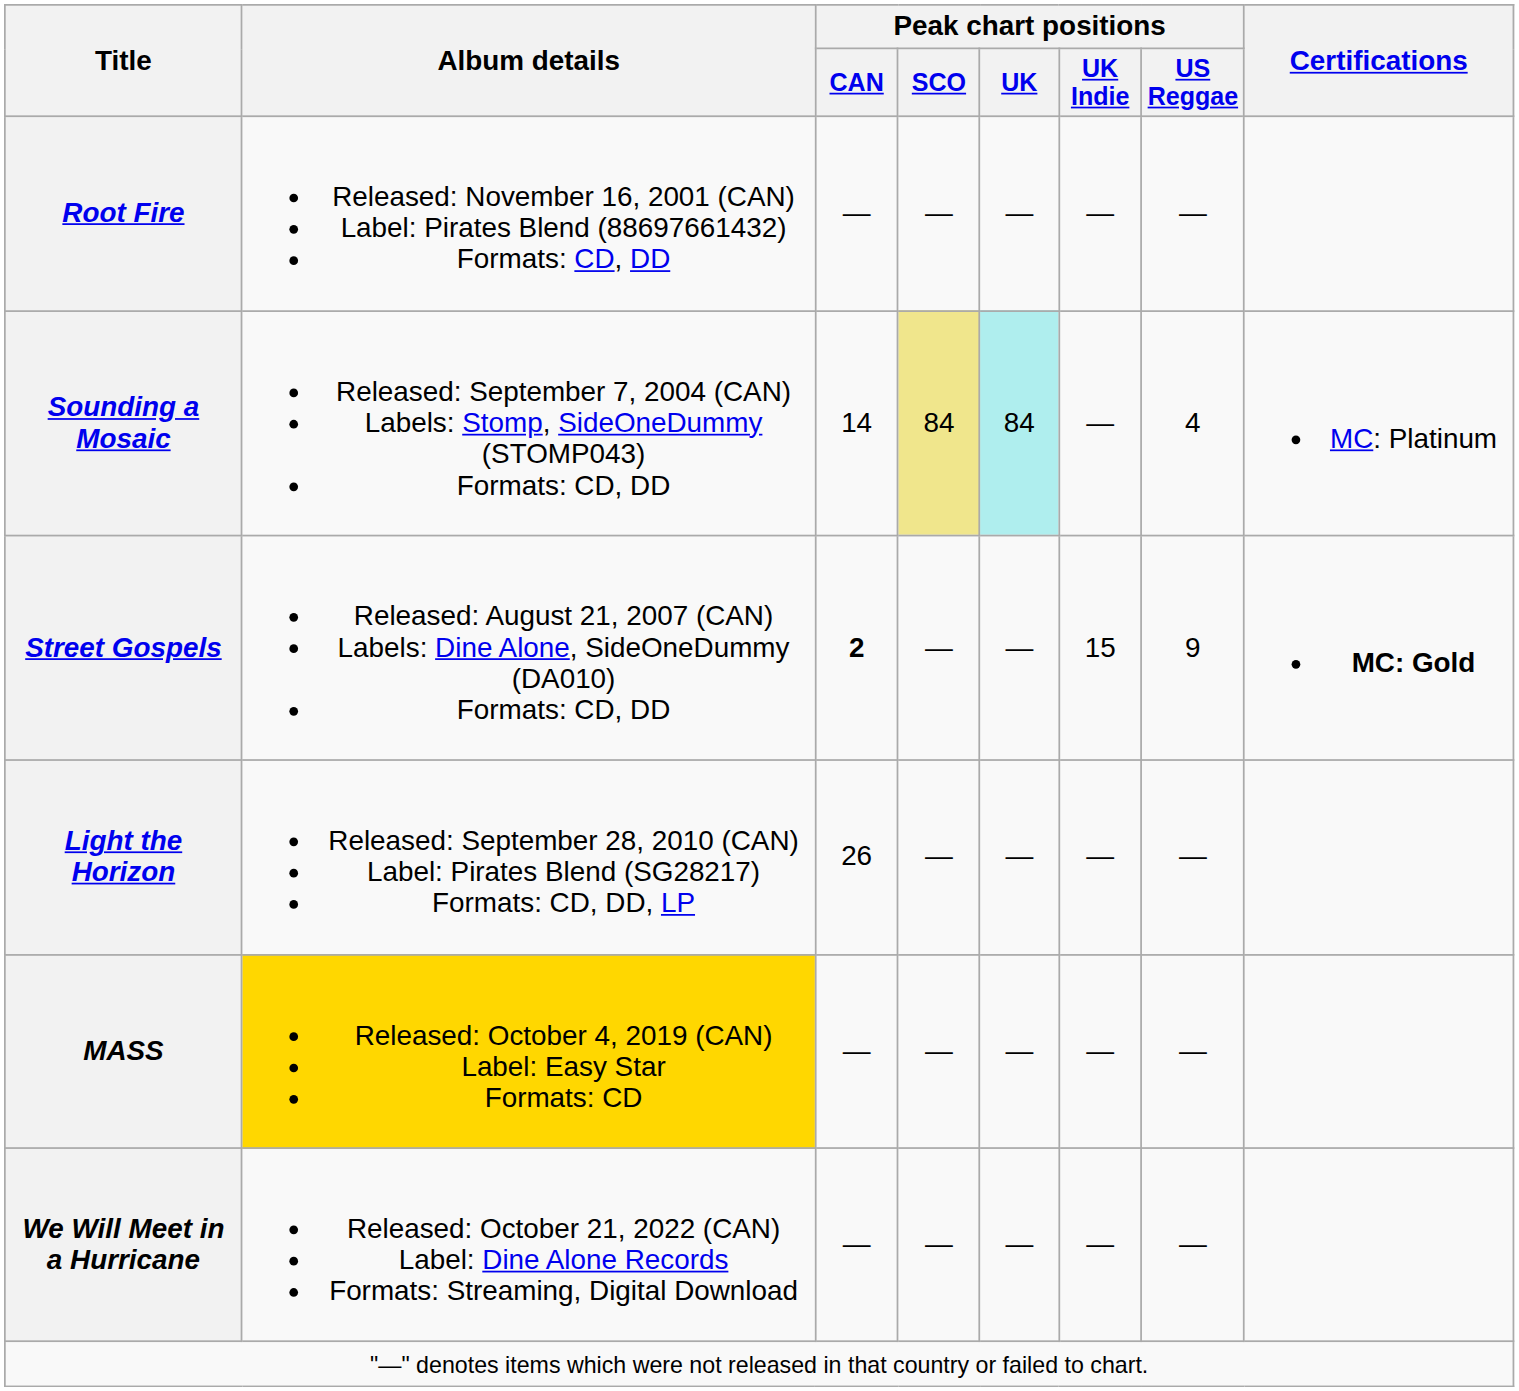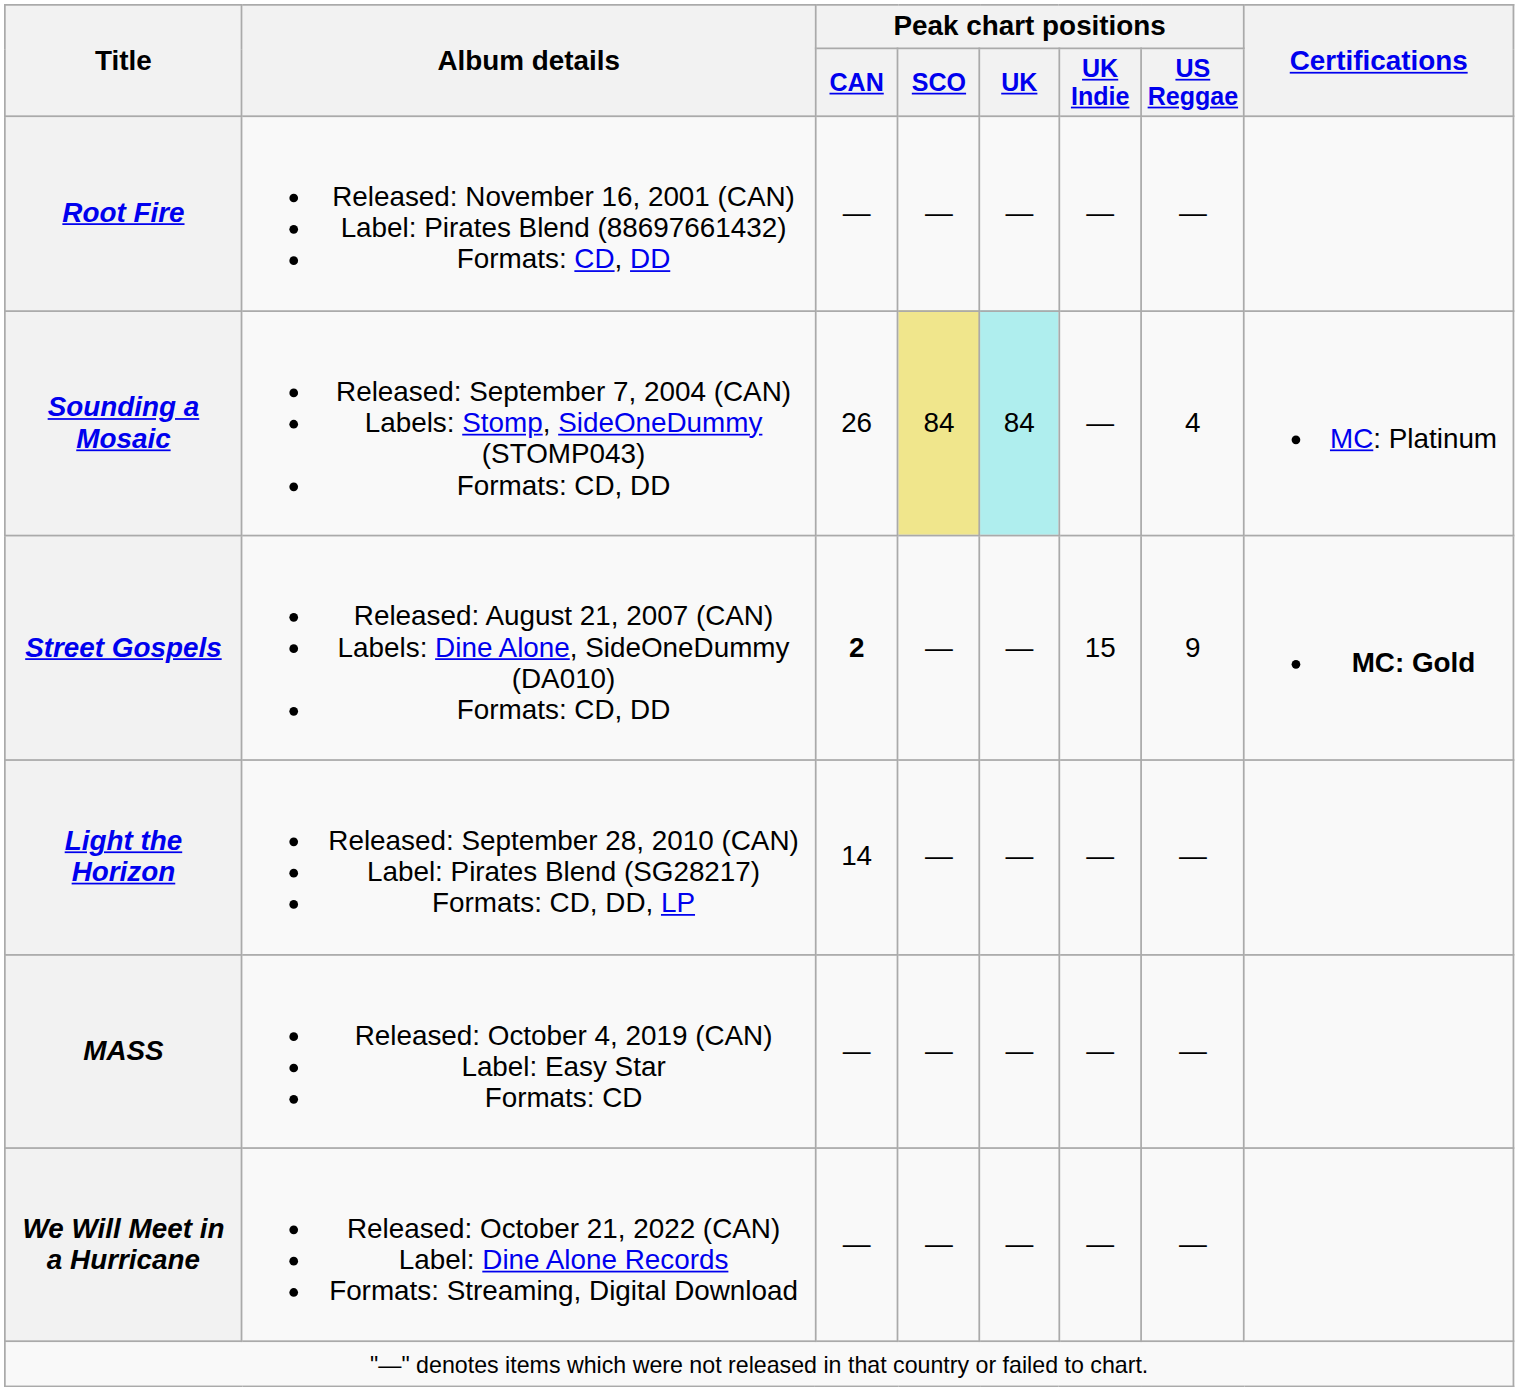(857, 422) 14 -> (857, 422) 26
(857, 856) 26 -> (857, 856) 14
(529, 1067) gold background -> (529, 1067) no background
